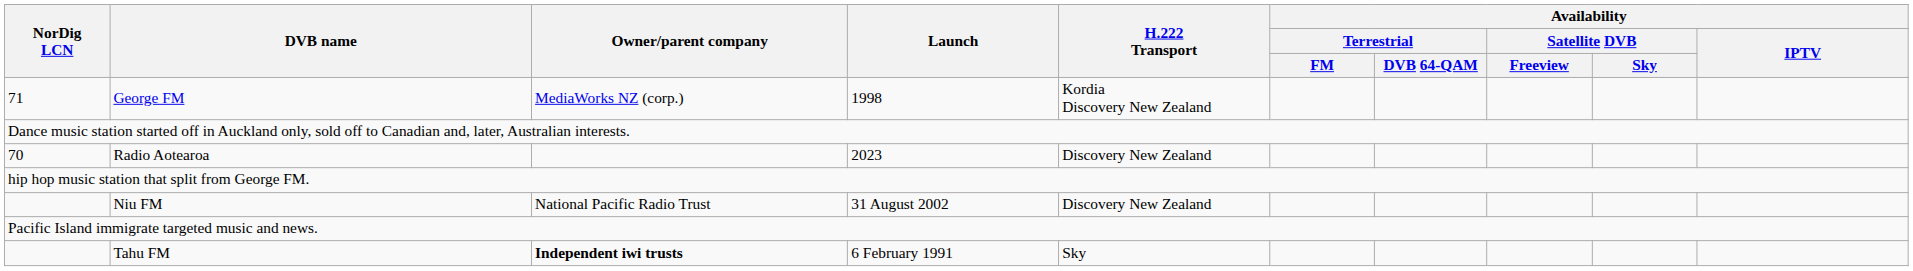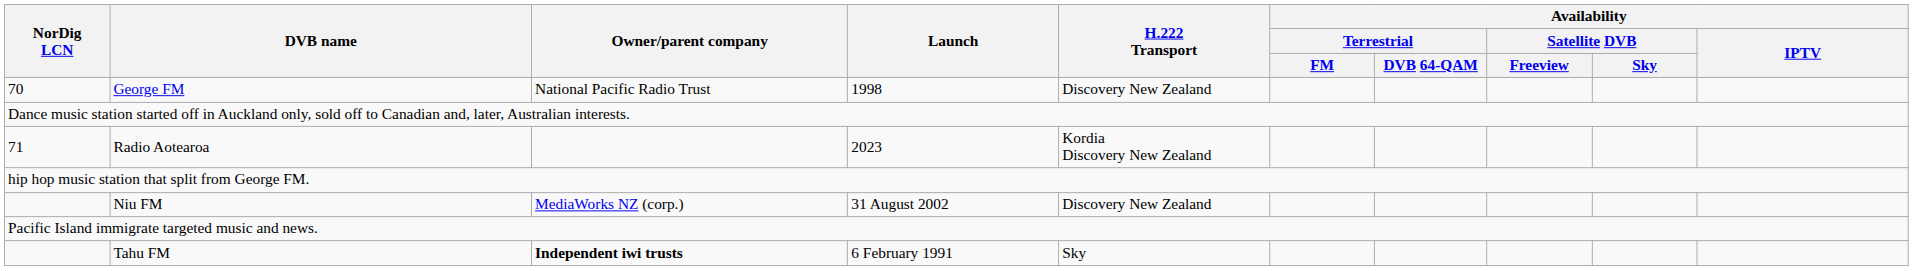(16, 98) 71 -> (16, 89) 70
(609, 98) MediaWorks NZ (corp.) -> (623, 89) National Pacific Radio Trust
(1137, 98) Kordia Discovery New Zealand -> (1137, 89) Discovery New Zealand
(16, 155) 70 -> (16, 147) 71
(1137, 155) Discovery New Zealand -> (1137, 147) Kordia Discovery New Zealand
(623, 204) National Pacific Radio Trust -> (609, 204) MediaWorks NZ (corp.)
